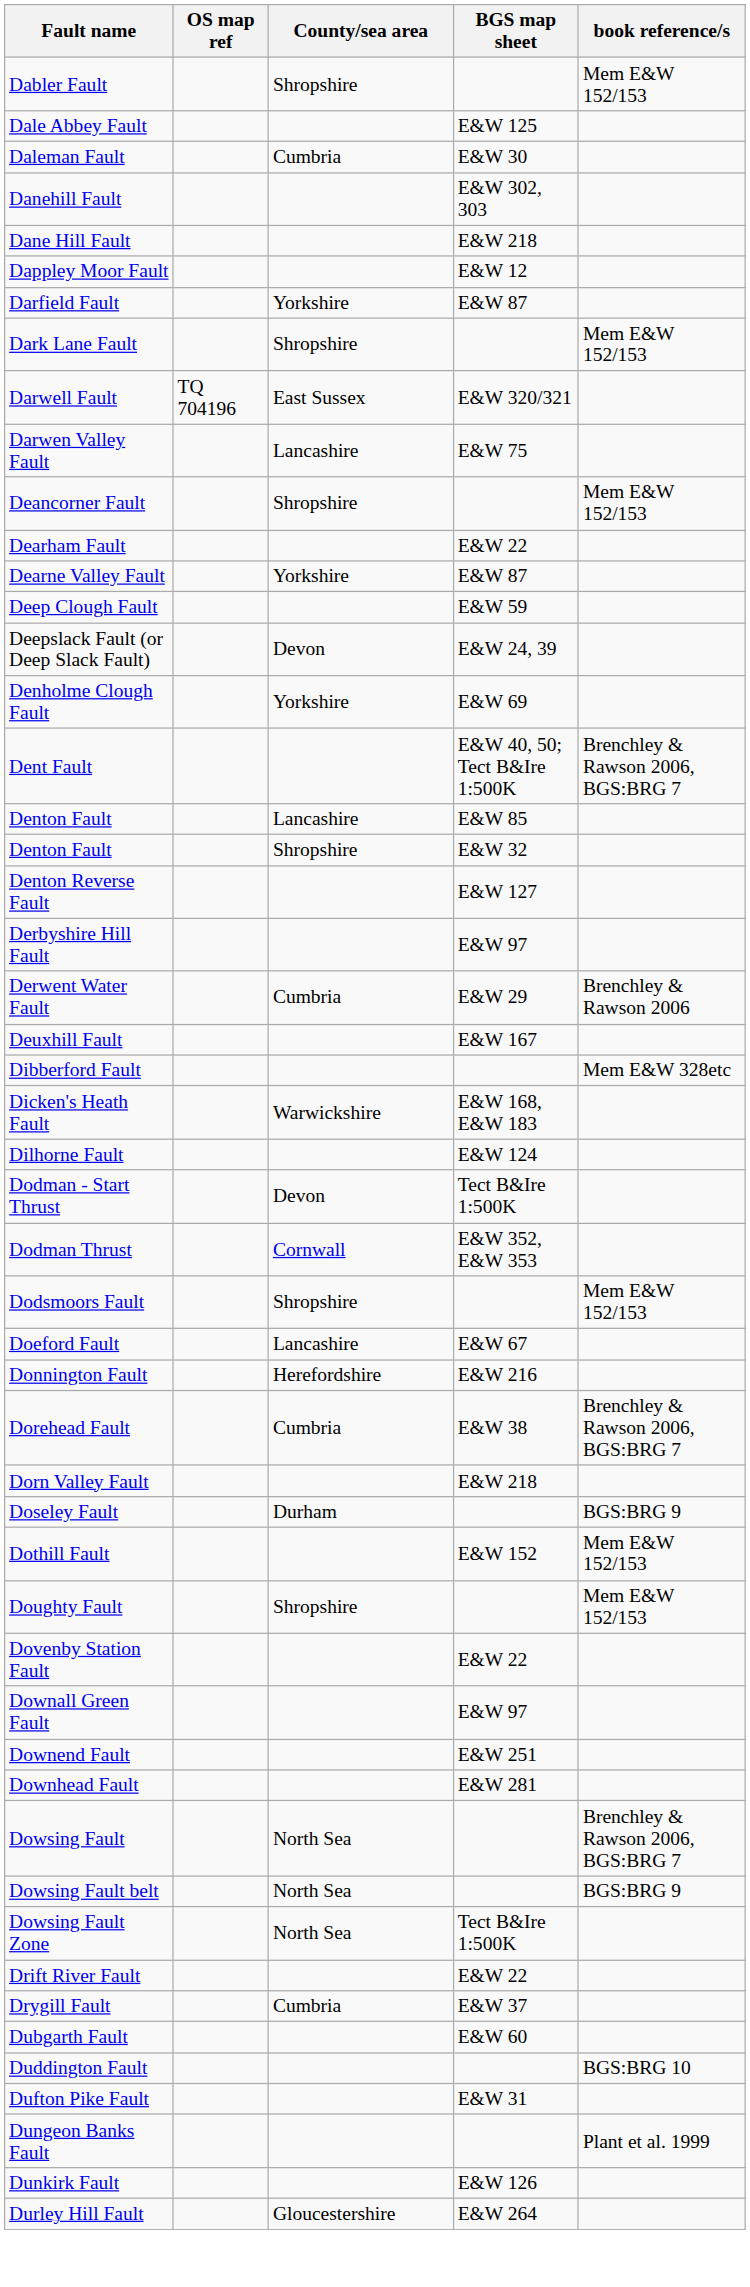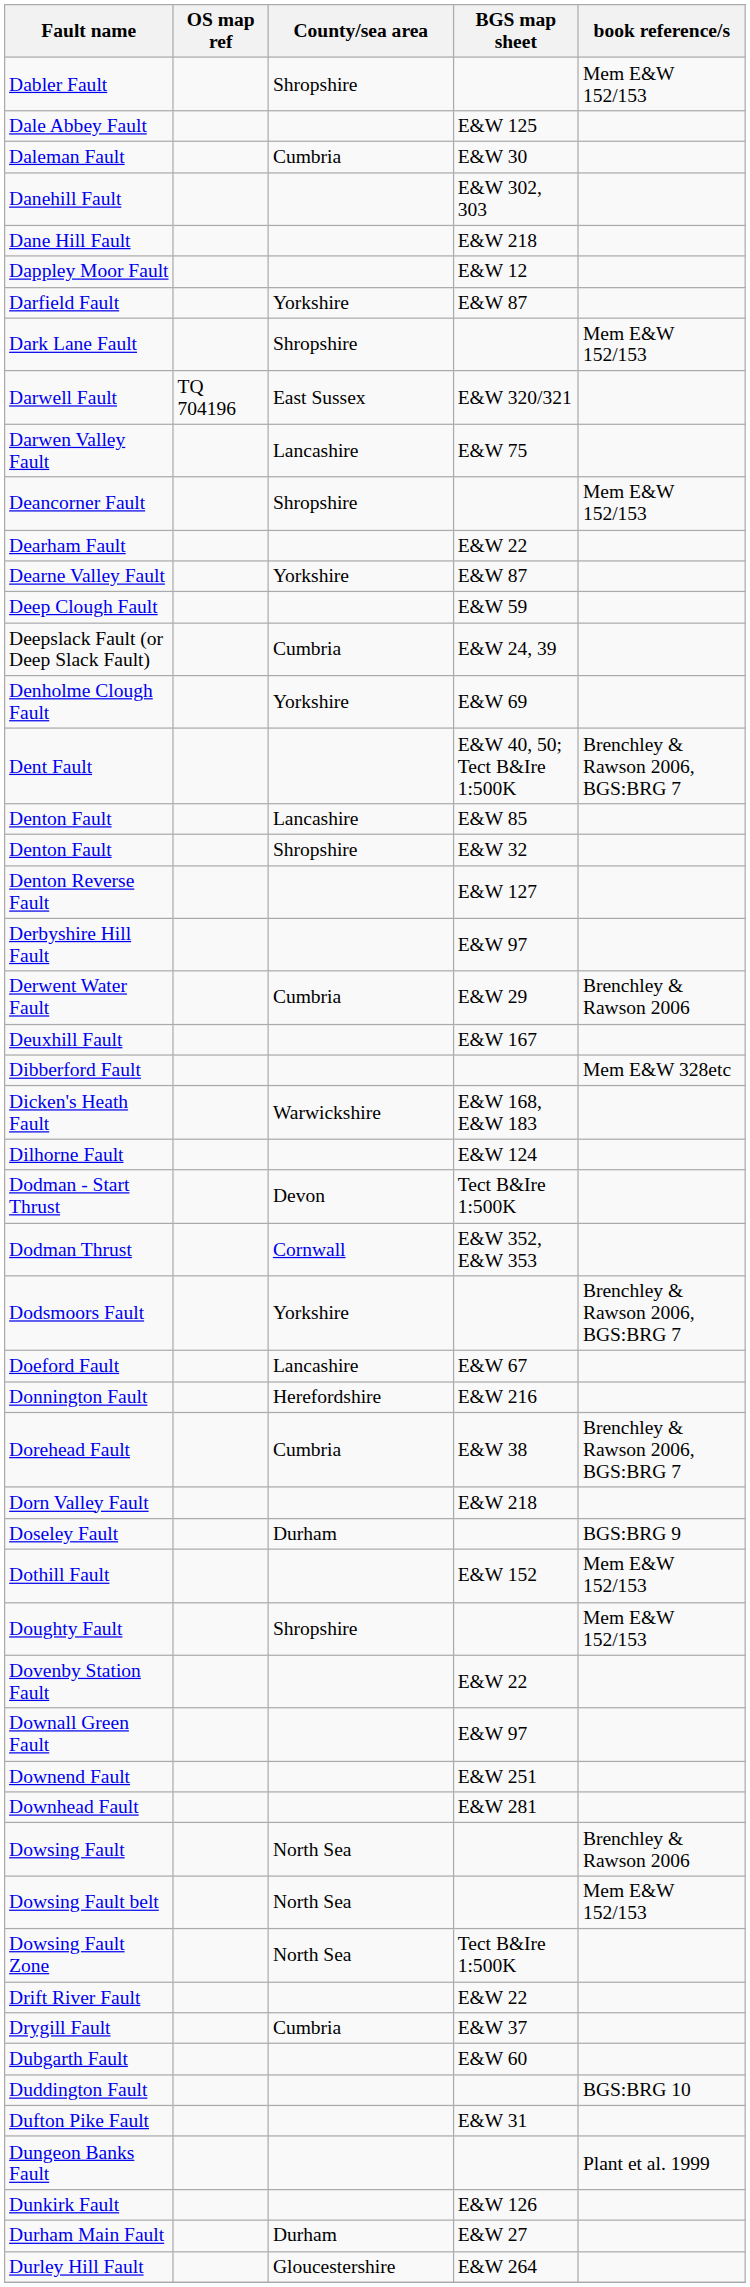(299, 649) Devon -> (307, 649) Cumbria
(315, 1302) Shropshire -> (311, 1313) Yorkshire
(629, 1302) Mem E&W 152/153 -> (639, 1313) Brenchley & Rawson 2006, BGS:BRG 7
(639, 1838) Brenchley & Rawson 2006, BGS:BRG 7 -> (636, 1849) Brenchley & Rawson 2006
(632, 1891) BGS:BRG 9 -> (629, 1902) Mem E&W 152/153
+ row: (87, 2235)
